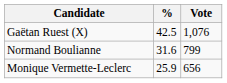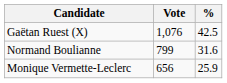columns swapped: (201, 13) <-> (167, 13)
